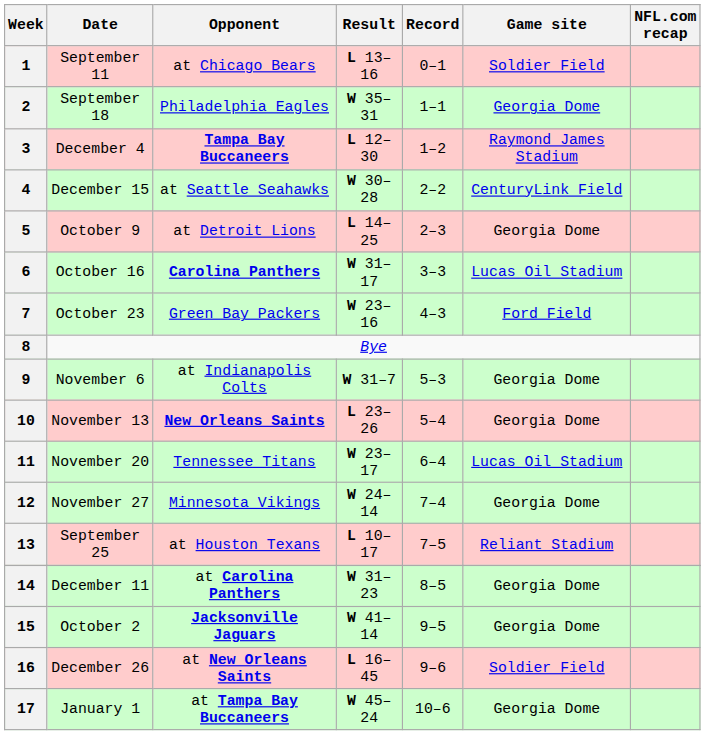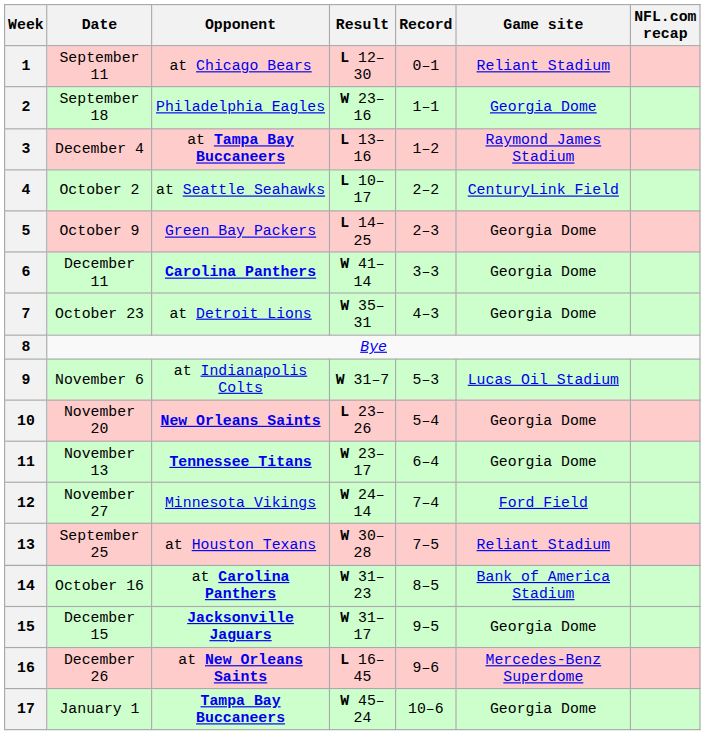(369, 66) L 13–16 -> (363, 66) L 12–30
(547, 66) Soldier Field -> (543, 66) Reliant Stadium
(369, 108) W 35–31 -> (363, 108) W 23–16
(245, 149) Tampa Bay Buccaneers -> (241, 149) at Tampa Bay Buccaneers
(369, 149) L 12–30 -> (363, 149) L 13–16
(100, 190) December 15 -> (99, 190) October 2
(369, 190) W 30–28 -> (363, 190) L 10–17
(245, 231) at Detroit Lions -> (241, 231) Green Bay Packers
(100, 273) October 16 -> (99, 273) December 11
(369, 273) W 31–17 -> (363, 273) W 41–14
(547, 273) Lucas Oil Stadium -> (543, 273) Georgia Dome
(245, 314) Green Bay Packers -> (241, 314) at Detroit Lions
(369, 314) W 23–16 -> (363, 314) W 35–31
(547, 314) Ford Field -> (543, 314) Georgia Dome
(547, 379) Georgia Dome -> (543, 379) Lucas Oil Stadium
(100, 421) November 13 -> (99, 421) November 20
(100, 462) November 20 -> (99, 462) November 13
(245, 462) normal -> (241, 462) bold
(547, 462) Lucas Oil Stadium -> (543, 462) Georgia Dome
(547, 503) Georgia Dome -> (543, 503) Ford Field
(369, 544) L 10–17 -> (363, 544) W 30–28
(100, 586) December 11 -> (99, 586) October 16
(547, 586) Georgia Dome -> (543, 586) Bank of America Stadium
(100, 627) October 2 -> (99, 627) December 15
(369, 627) W 41–14 -> (363, 627) W 31–17
(547, 668) Soldier Field -> (543, 668) Mercedes-Benz Superdome
(245, 709) at Tampa Bay Buccaneers -> (241, 709) Tampa Bay Buccaneers
